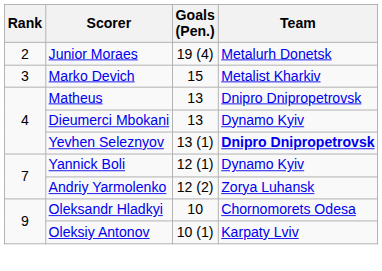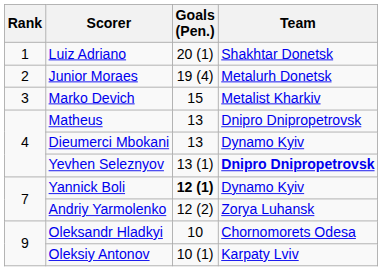+ row: (87, 53)
(195, 165) normal -> (195, 187) bold
